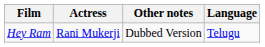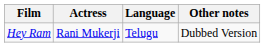columns swapped: (232, 13) <-> (163, 13)
